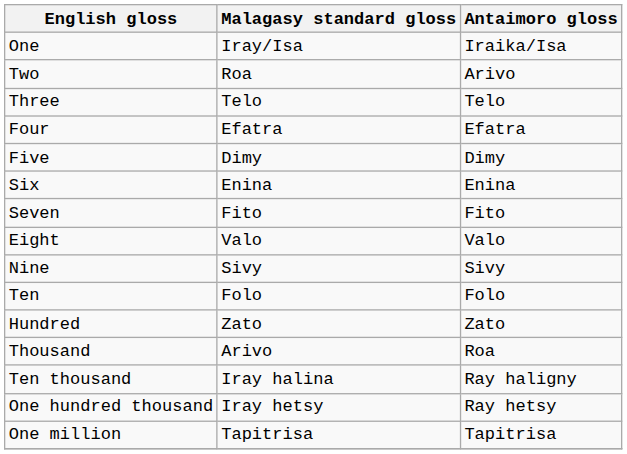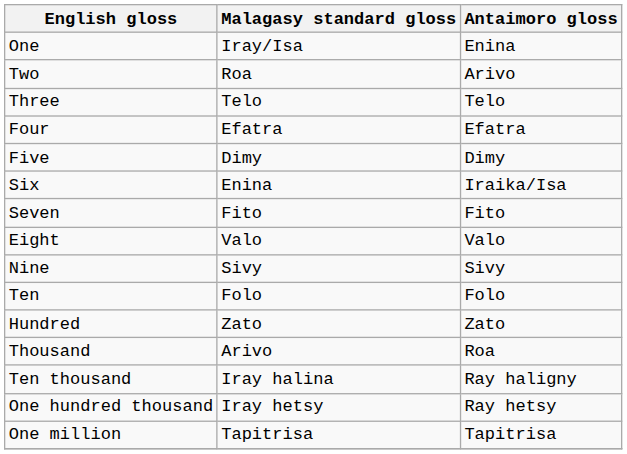(515, 46) Iraika/Isa -> (490, 46) Enina
(490, 185) Enina -> (515, 185) Iraika/Isa
